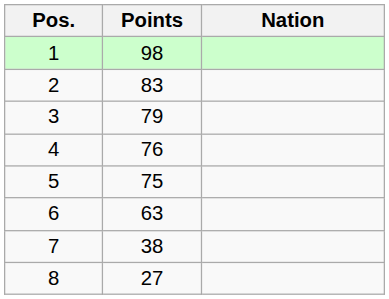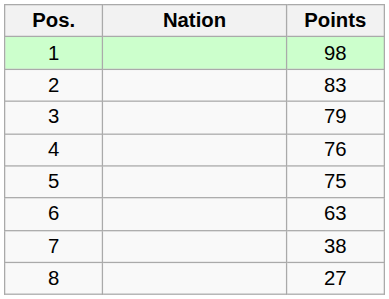columns swapped: (293, 20) <-> (152, 20)
